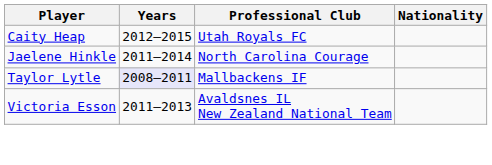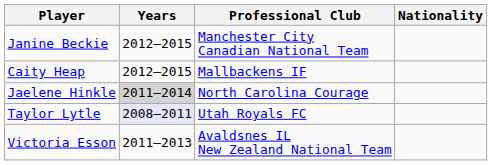+ row: (58, 43)
(252, 36) Utah Royals FC -> (252, 72) Mallbackens IF
(157, 57) no background -> (157, 93) lightgrey background
(252, 78) Mallbackens IF -> (252, 114) Utah Royals FC
